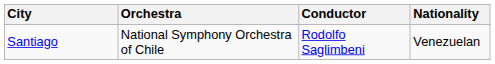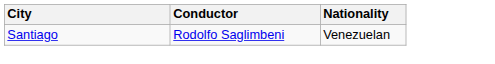- column: (151, 14)
